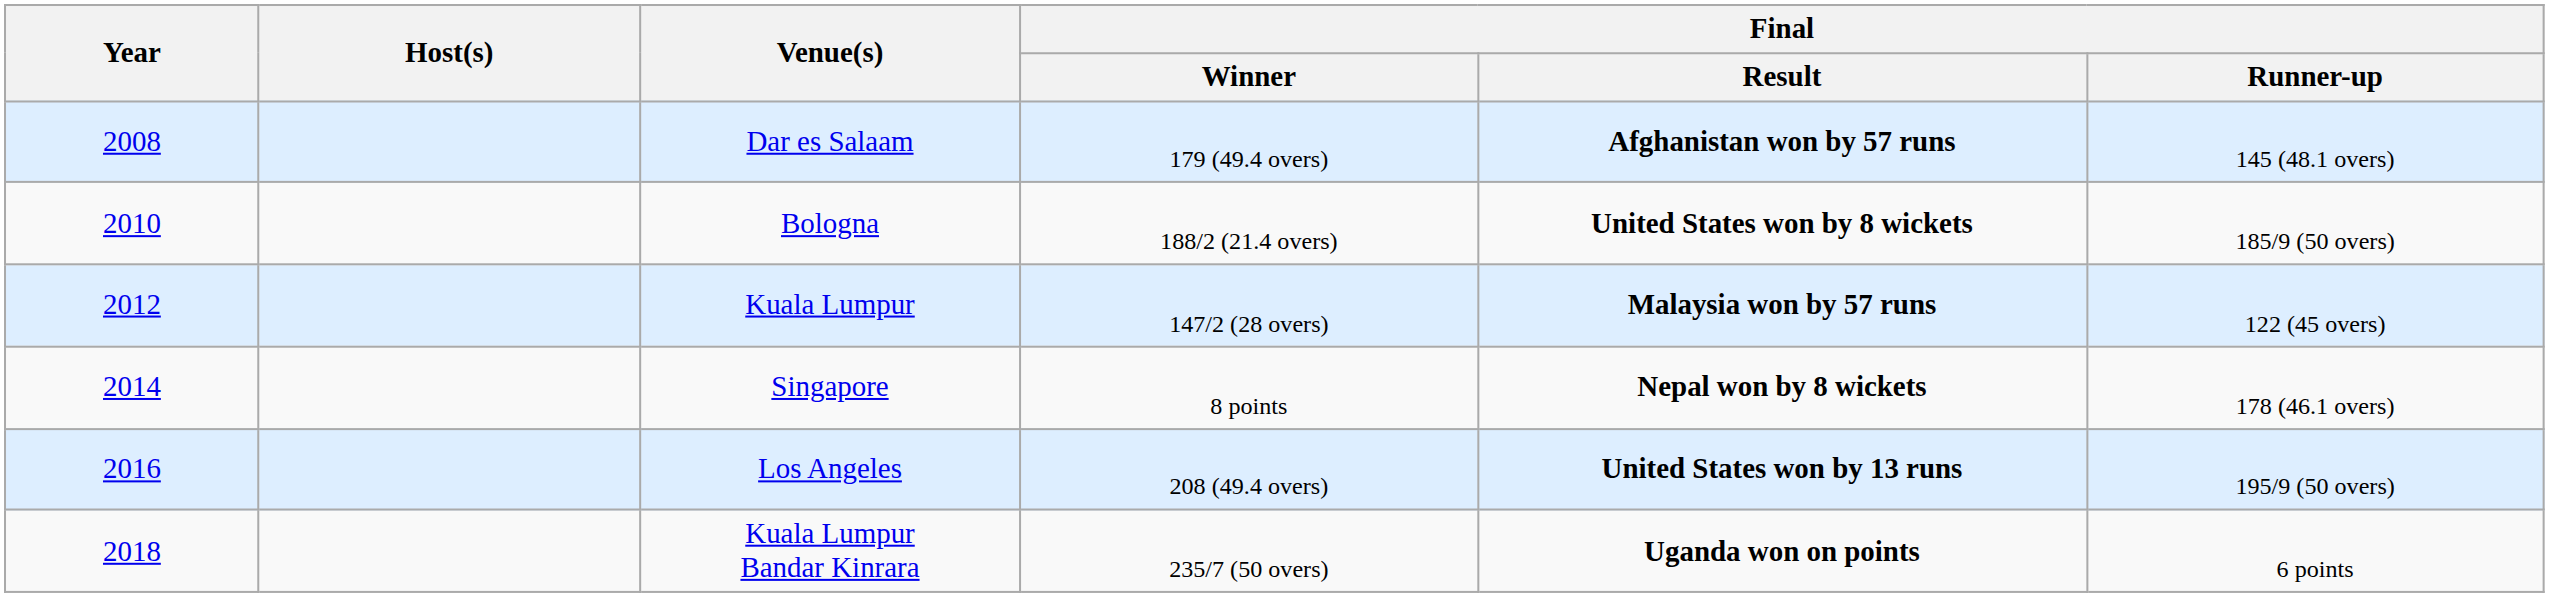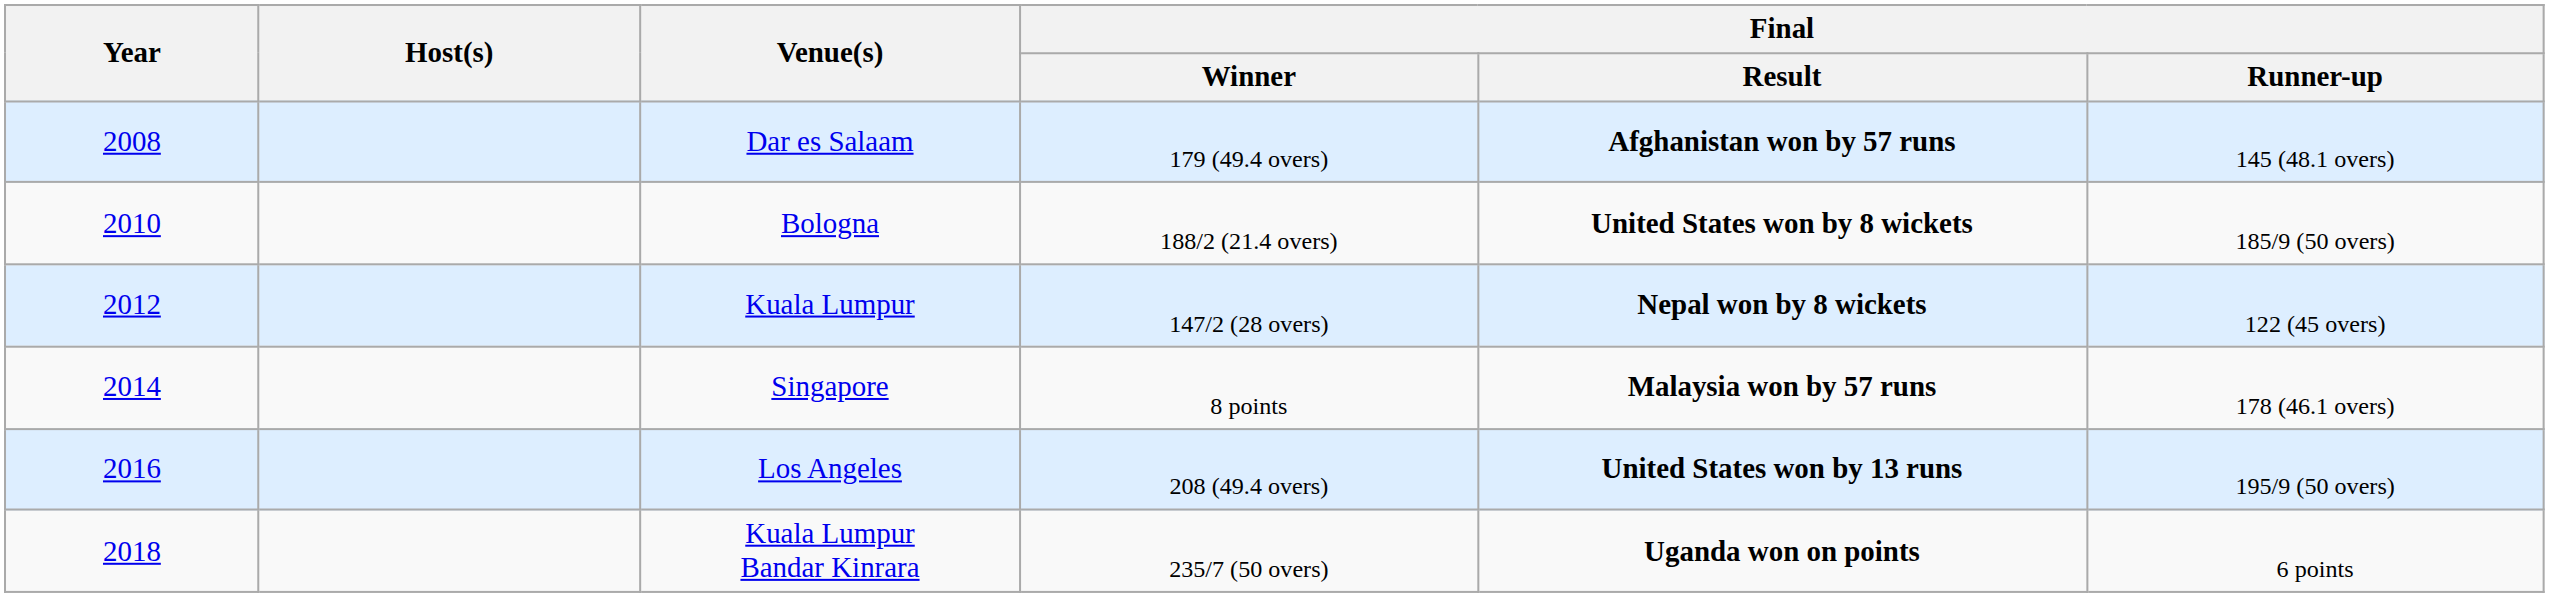(1782, 305) Malaysia won by 57 runs -> (1782, 305) Nepal won by 8 wickets
(1782, 387) Nepal won by 8 wickets -> (1782, 387) Malaysia won by 57 runs
